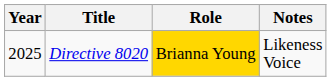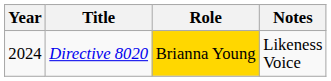(25, 53) 2025 -> (25, 53) 2024
